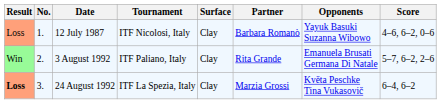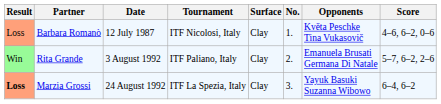columns swapped: (44, 11) <-> (268, 11)
(337, 32) Yayuk Basuki Suzanna Wibowo -> (334, 32) Květa Peschke Tina Vukasovič
(334, 85) Květa Peschke Tina Vukasovič -> (337, 85) Yayuk Basuki Suzanna Wibowo
